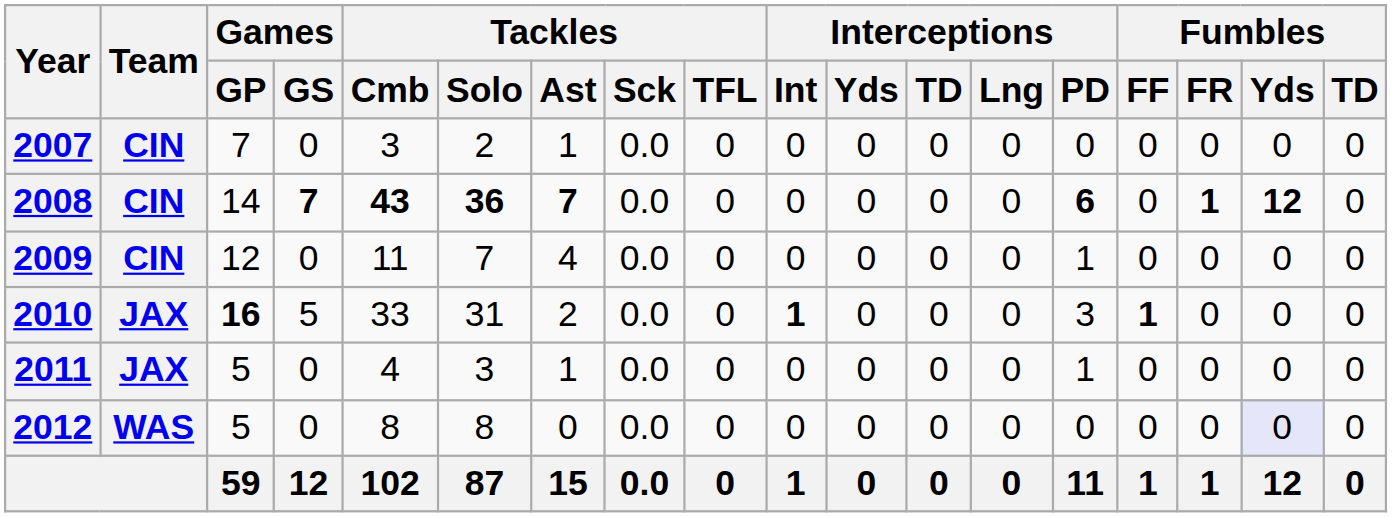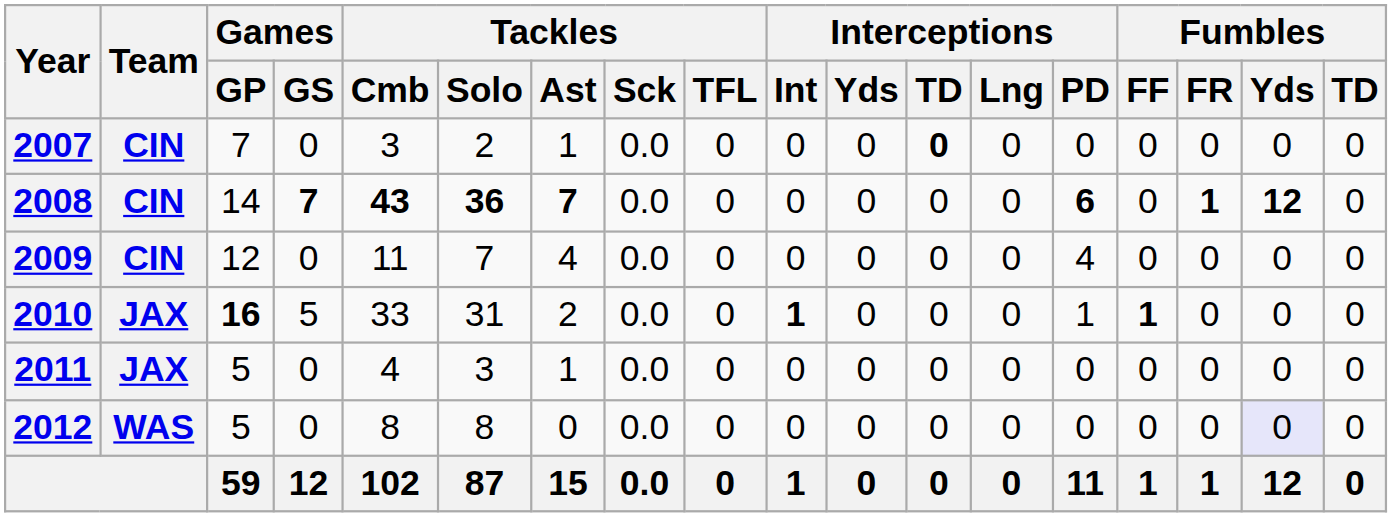(939, 145) normal -> (939, 145) bold
(1085, 257) 1 -> (1085, 257) 4
(1085, 314) 3 -> (1085, 314) 1
(1085, 370) 1 -> (1085, 370) 0
